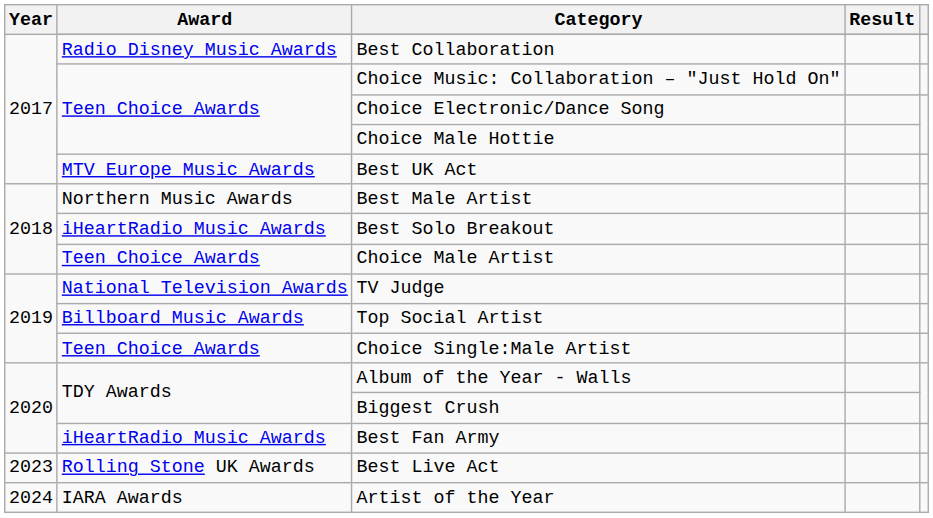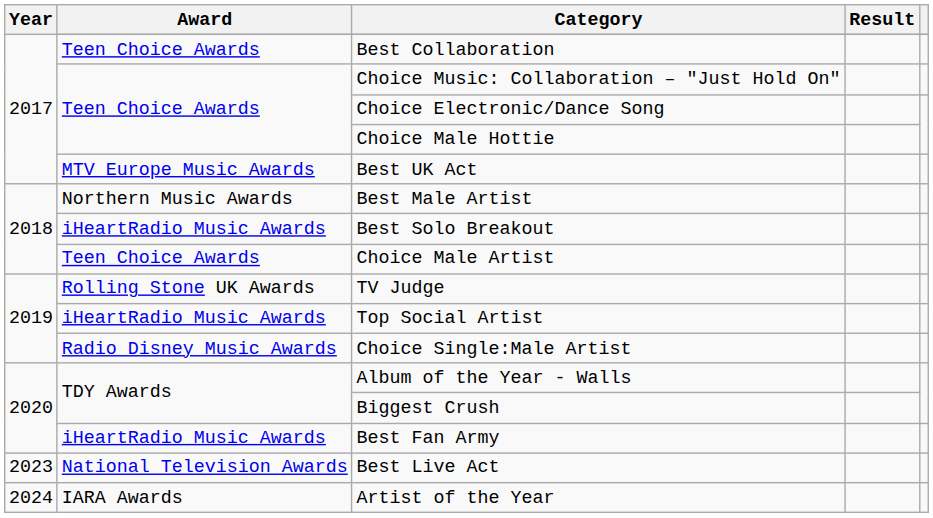(199, 50) Radio Disney Music Awards -> (161, 50) Teen Choice Awards
(205, 289) National Television Awards -> (188, 289) Rolling Stone UK Awards
(183, 318) Billboard Music Awards -> (194, 318) iHeartRadio Music Awards
(161, 348) Teen Choice Awards -> (199, 348) Radio Disney Music Awards
(188, 468) Rolling Stone UK Awards -> (205, 468) National Television Awards
